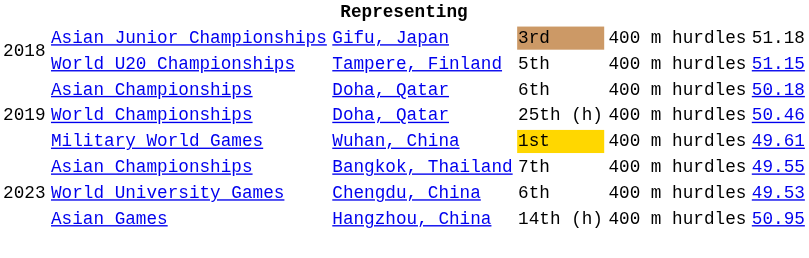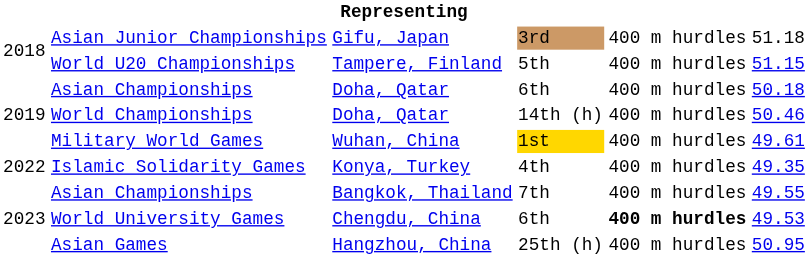(561, 116) 25th (h) -> (561, 116) 14th (h)
+ row: (178, 167)
(677, 193) normal -> (677, 219) bold
(561, 219) 14th (h) -> (561, 245) 25th (h)
